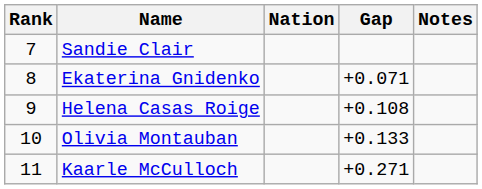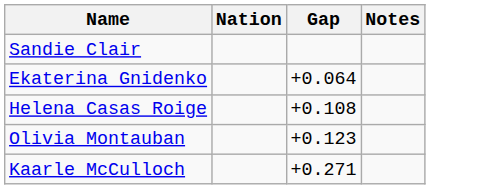- column: (31, 20)
(376, 79) +0.071 -> (324, 79) +0.064
(376, 139) +0.133 -> (324, 139) +0.123
